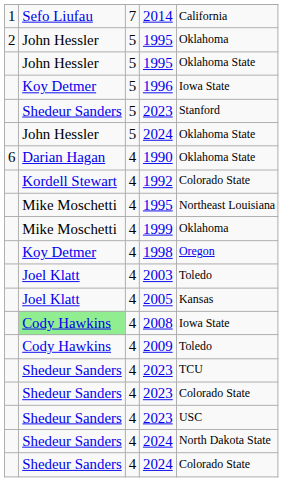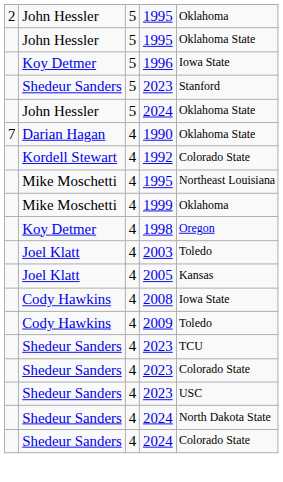- row: (132, 16)
(12, 157) 6 -> (12, 134) 7
(67, 323) lightgreen background -> (67, 299) no background
